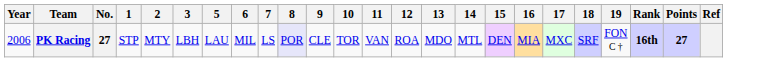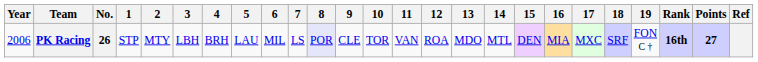+ column: (217, 13)
(104, 39) 27 -> (104, 39) 26
